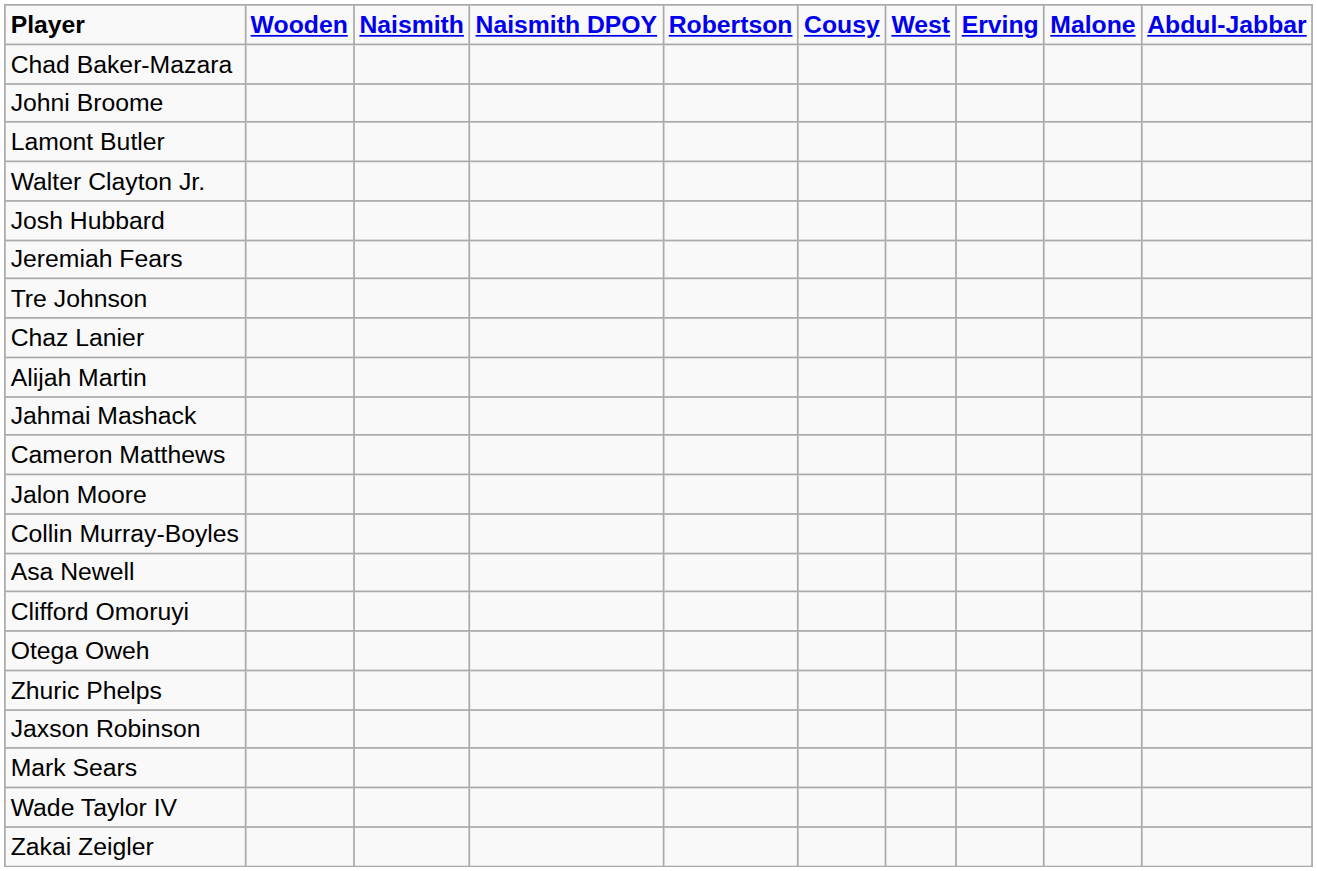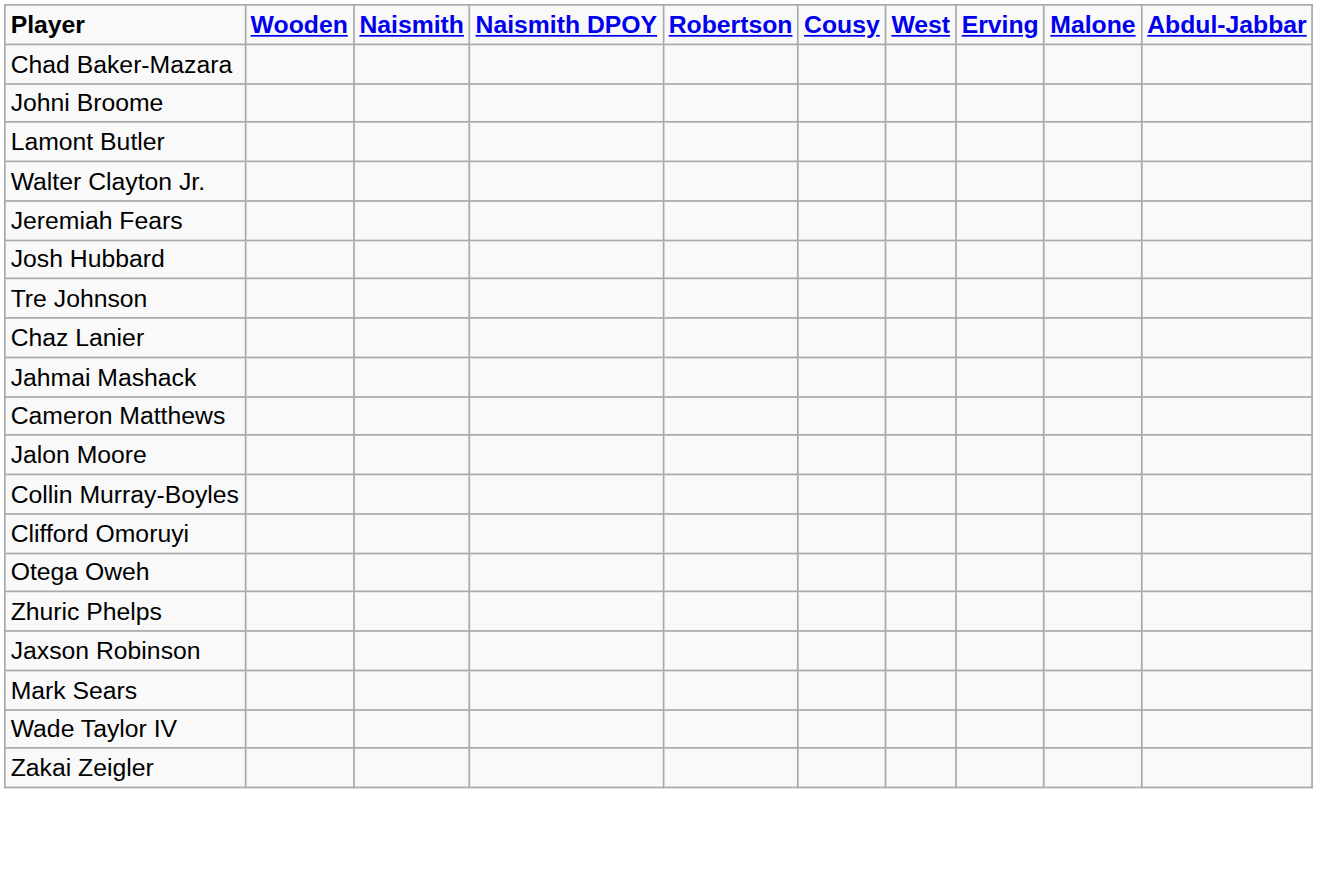rows swapped: (97, 260) <-> (88, 220)
- row: (79, 377)
- row: (73, 573)
